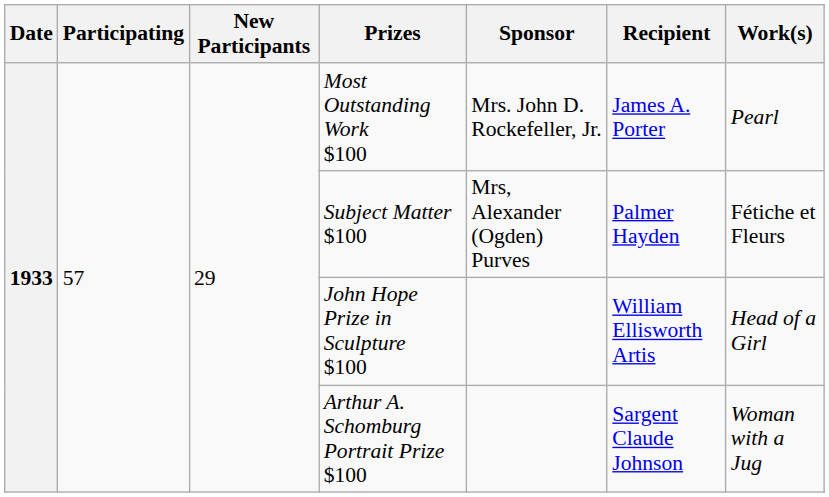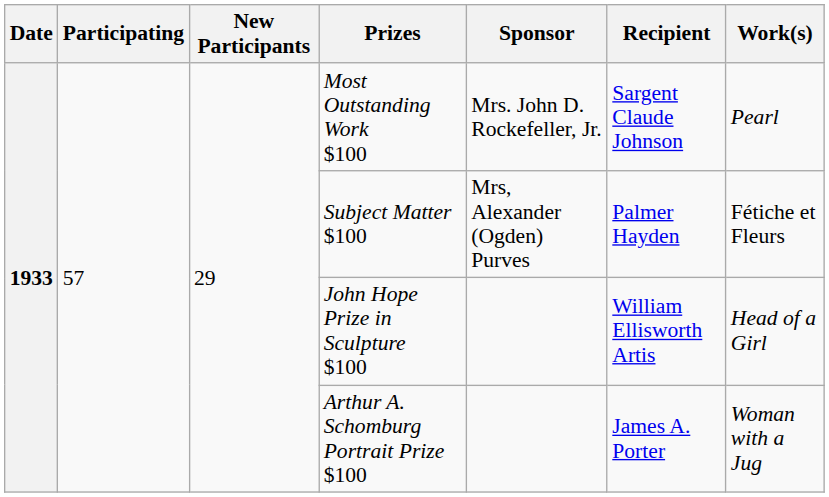(651, 116) James A. Porter -> (648, 116) Sargent Claude Johnson
(648, 438) Sargent Claude Johnson -> (651, 438) James A. Porter
